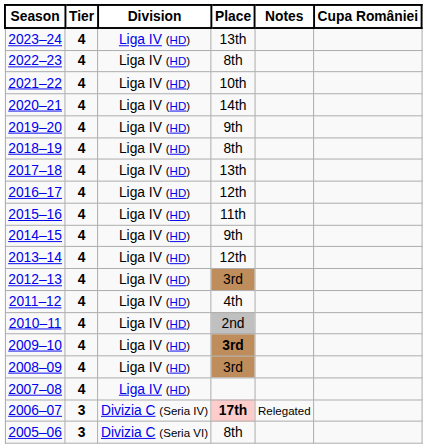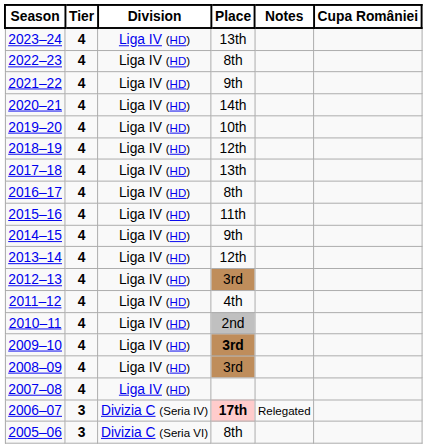(233, 83) 10th -> (233, 83) 9th
(233, 127) 9th -> (233, 127) 10th
(233, 149) 8th -> (233, 149) 12th
(233, 192) 12th -> (233, 192) 8th
